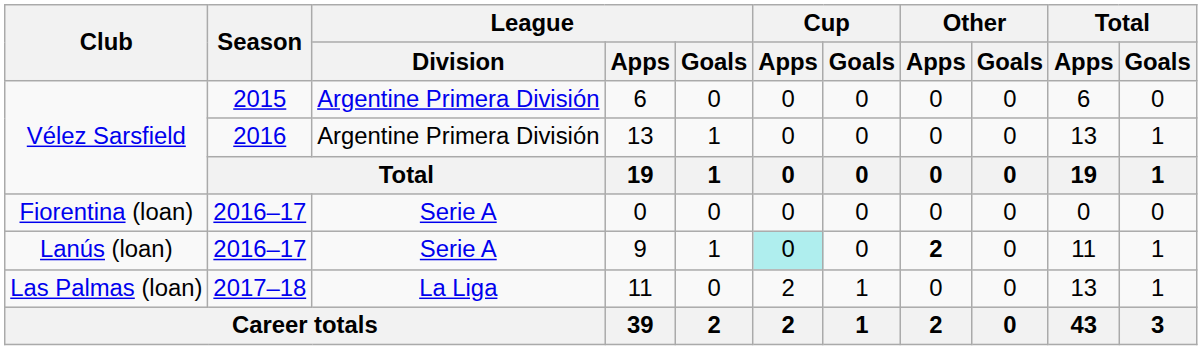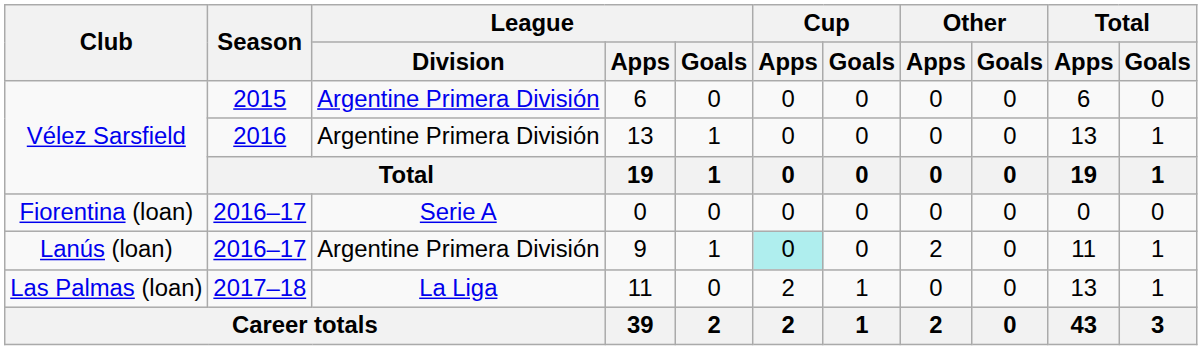(458, 250) Serie A -> (458, 250) Argentine Primera División
(936, 250) bold -> (936, 250) normal
